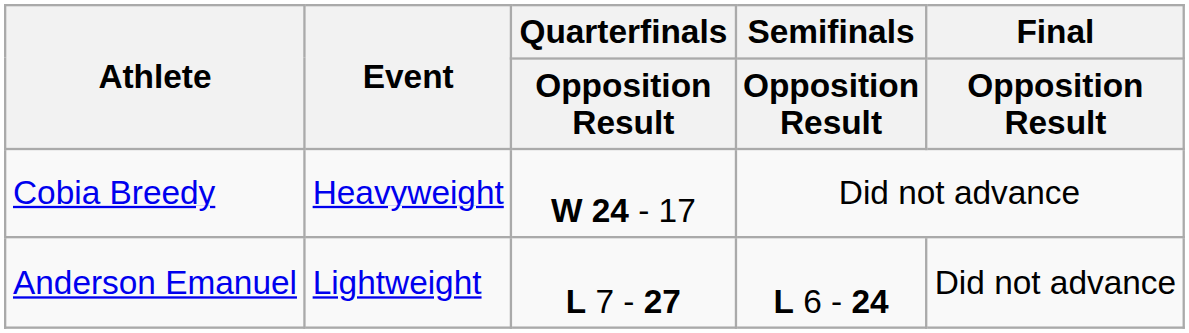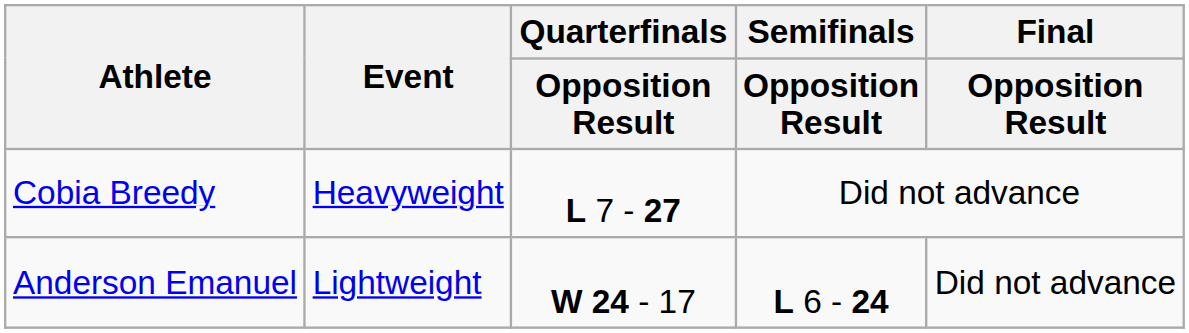(623, 212) W 24 - 17 -> (623, 212) L 7 - 27
(623, 302) L 7 - 27 -> (623, 302) W 24 - 17
